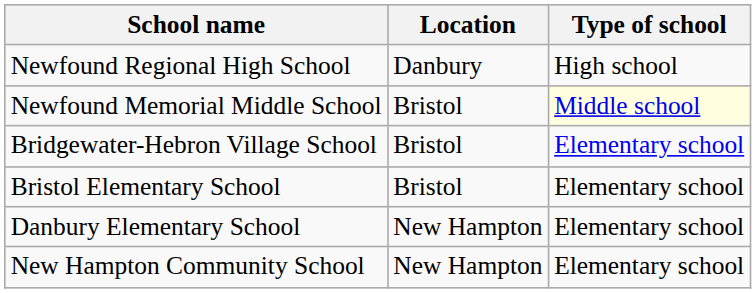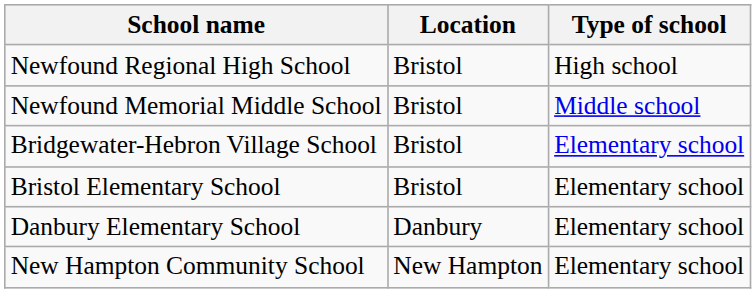(438, 65) Danbury -> (428, 65) Bristol
(627, 105) lightyellow background -> (627, 105) no background
(468, 226) New Hampton -> (438, 226) Danbury
